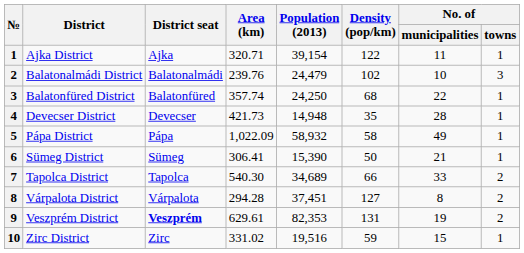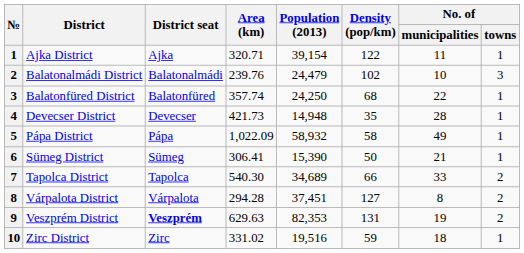(246, 217) 629.61 -> (246, 217) 629.63
(440, 237) 15 -> (440, 237) 18
